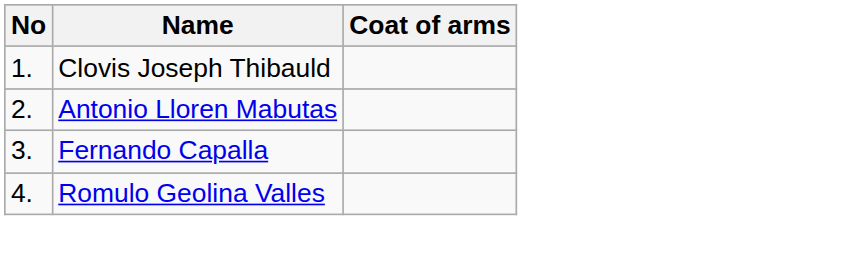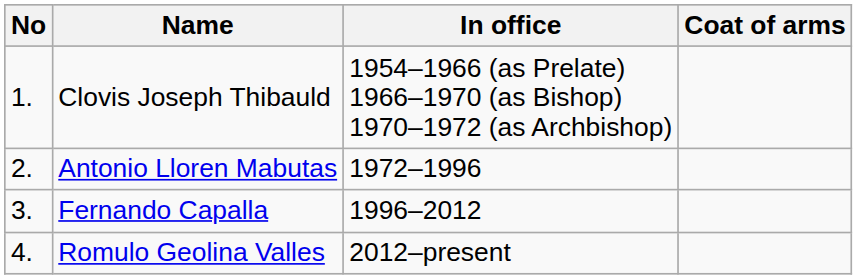+ column: (511, 25)
